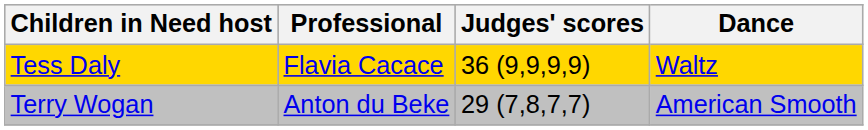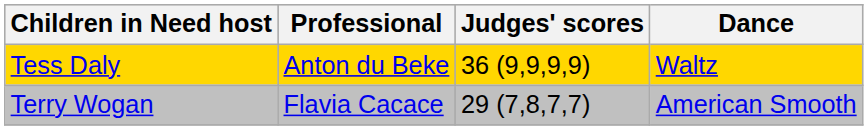(364, 64) Flavia Cacace -> (366, 64) Anton du Beke
(366, 104) Anton du Beke -> (364, 104) Flavia Cacace
